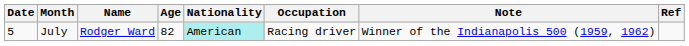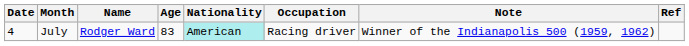(11, 31) 5 -> (11, 31) 4
(167, 31) 82 -> (167, 31) 83
